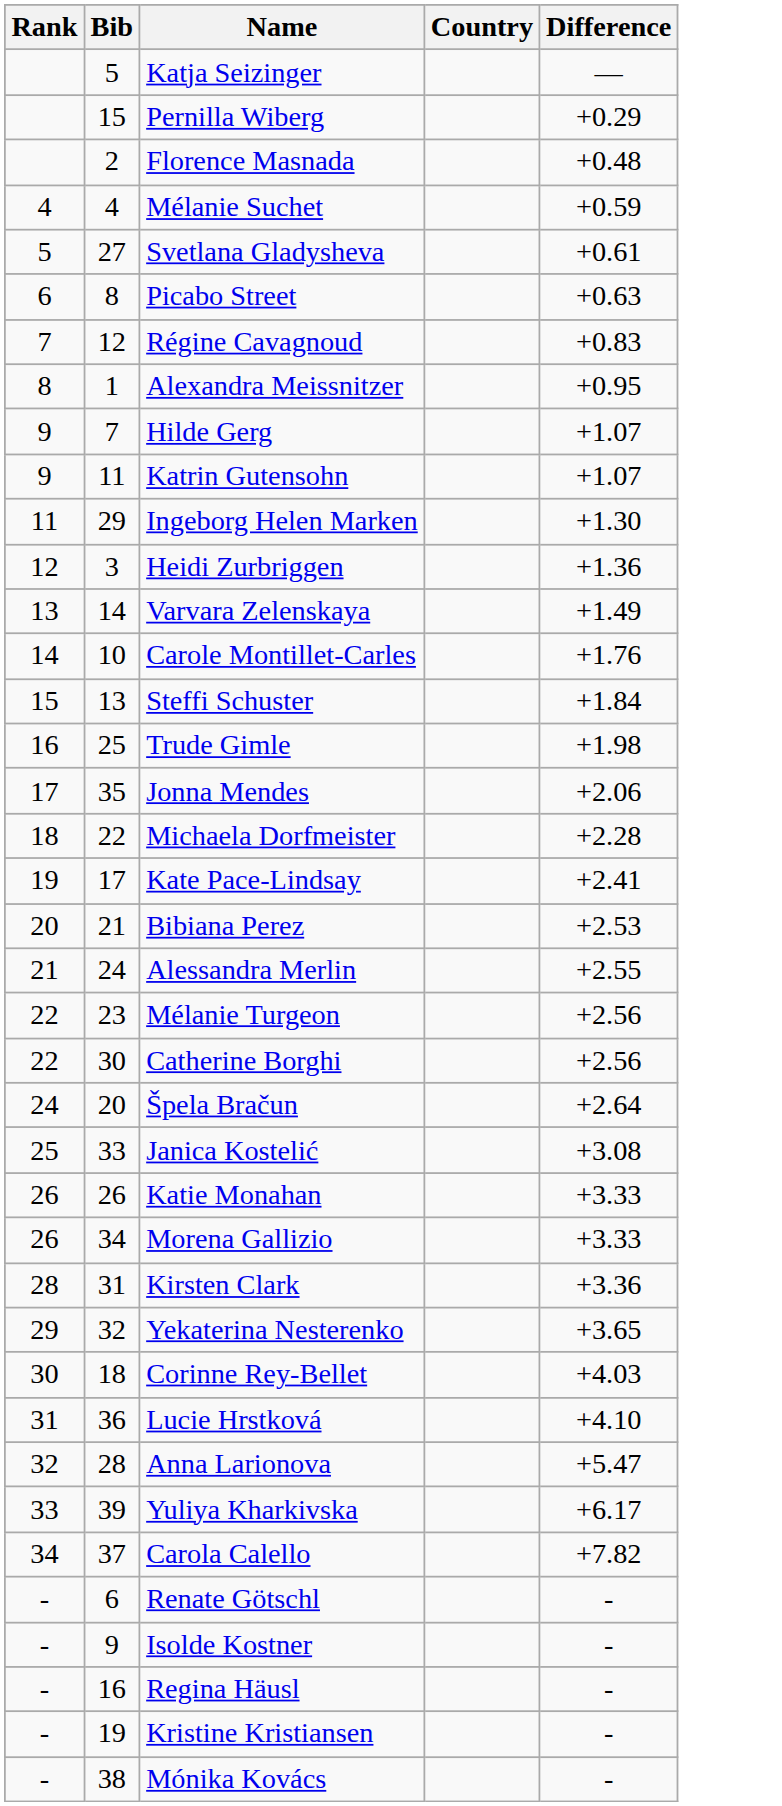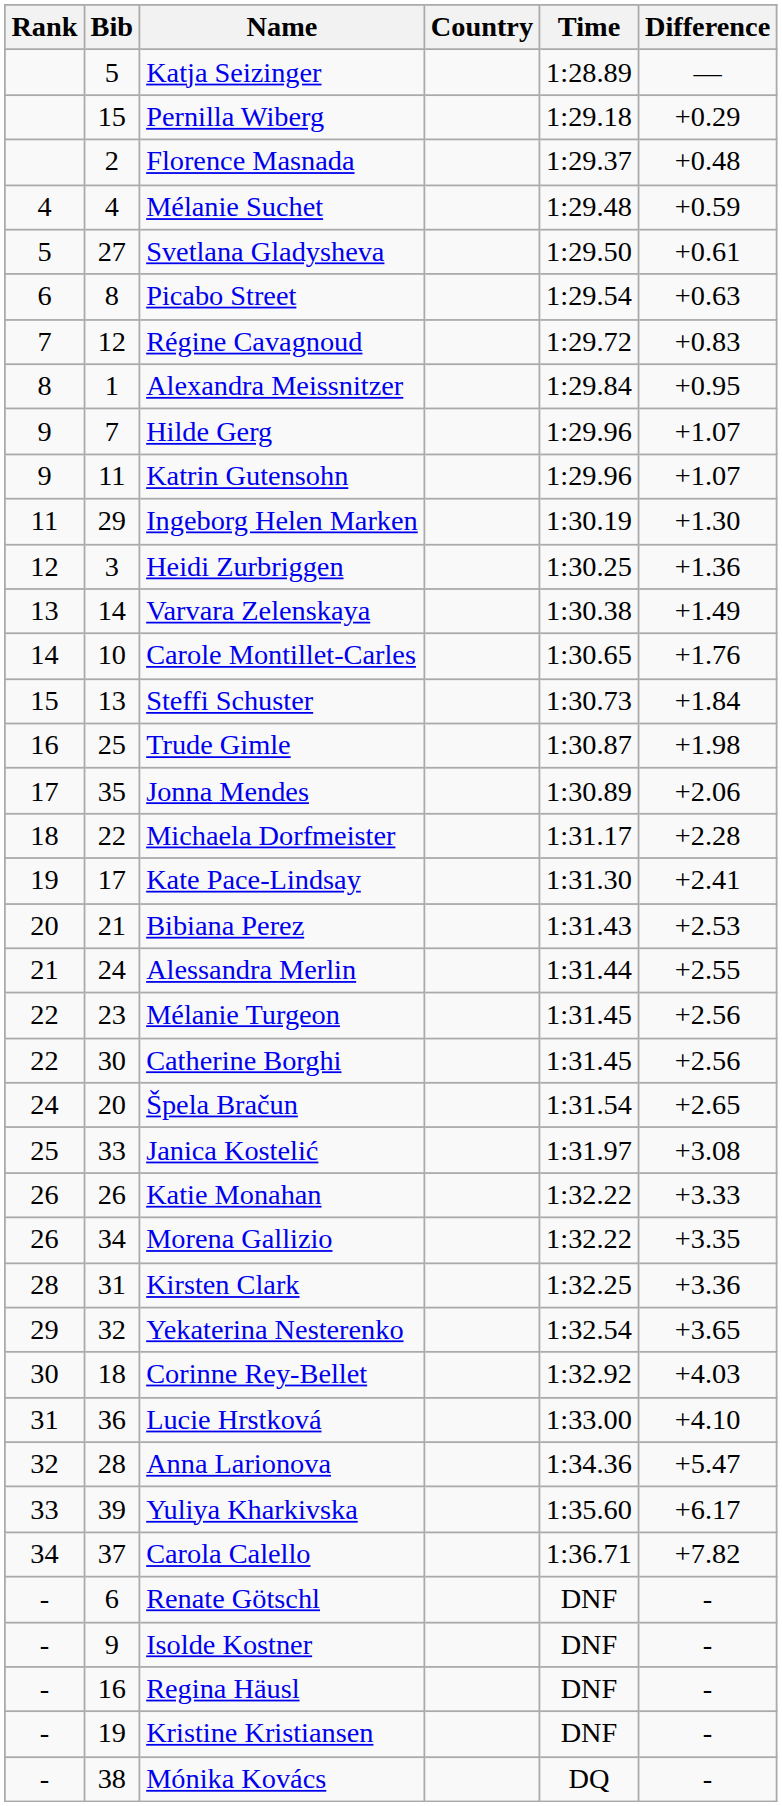+ column: (589, 26)
(609, 1104) +2.64 -> (708, 1104) +2.65
(609, 1239) +3.33 -> (708, 1239) +3.35
